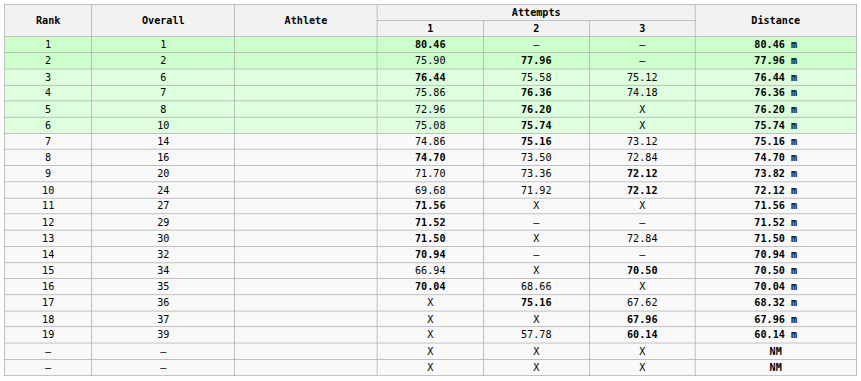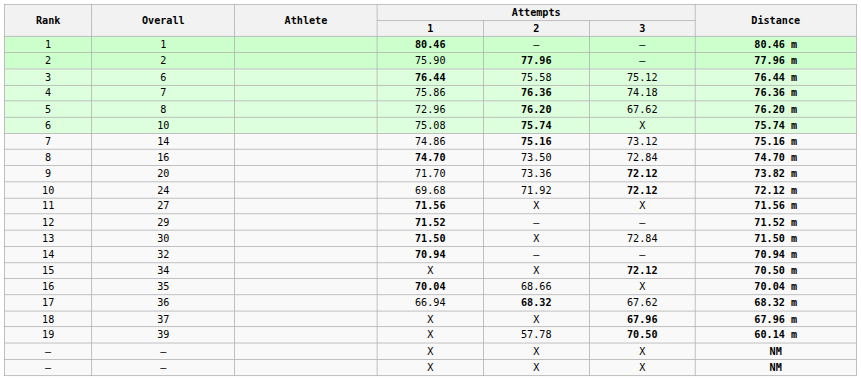(642, 109) X -> (642, 109) 67.62
(430, 271) 66.94 -> (430, 271) X
(642, 271) 70.50 -> (642, 271) 72.12
(430, 303) X -> (430, 303) 66.94
(536, 303) 75.16 -> (536, 303) 68.32
(642, 335) 60.14 -> (642, 335) 70.50
